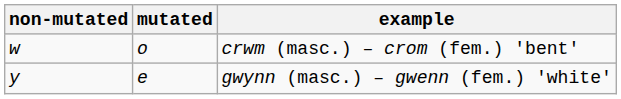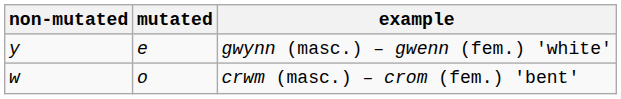rows swapped: (417, 78) <-> (400, 49)
